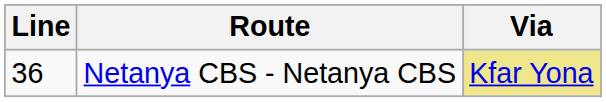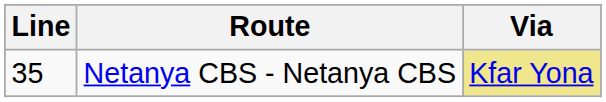(27, 72) 36 -> (27, 72) 35
